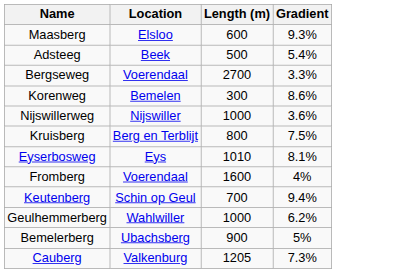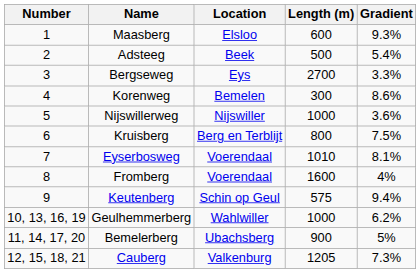+ column: (46, 14)
(155, 75) Voerendaal -> (240, 75) Eys
(155, 156) Eys -> (240, 156) Voerendaal
(237, 197) 700 -> (321, 197) 575
